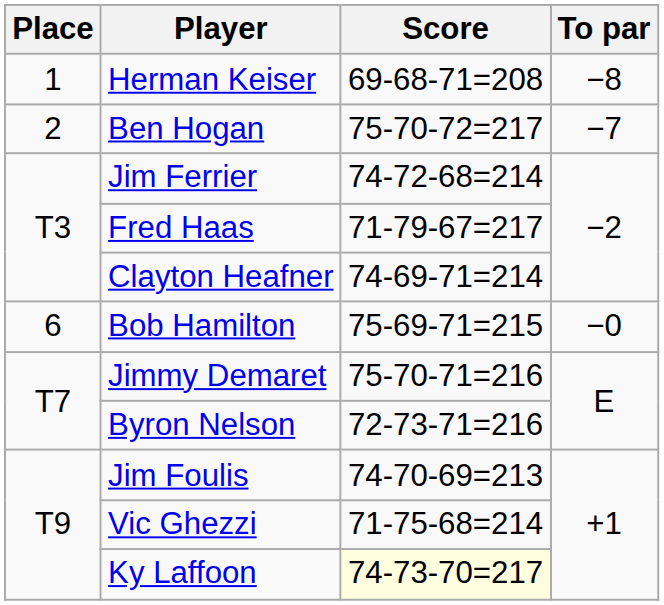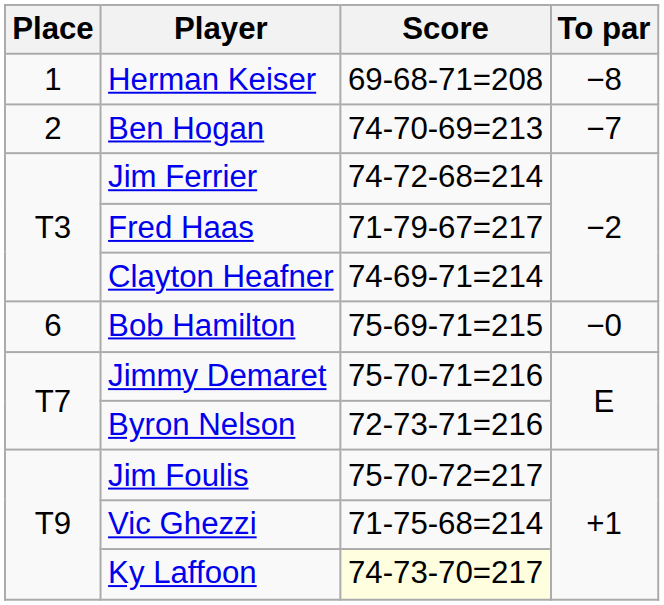(446, 128) 75-70-72=217 -> (446, 128) 74-70-69=213
(446, 474) 74-70-69=213 -> (446, 474) 75-70-72=217
